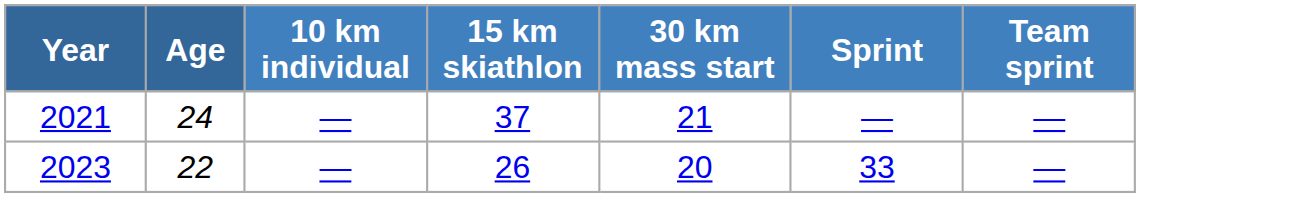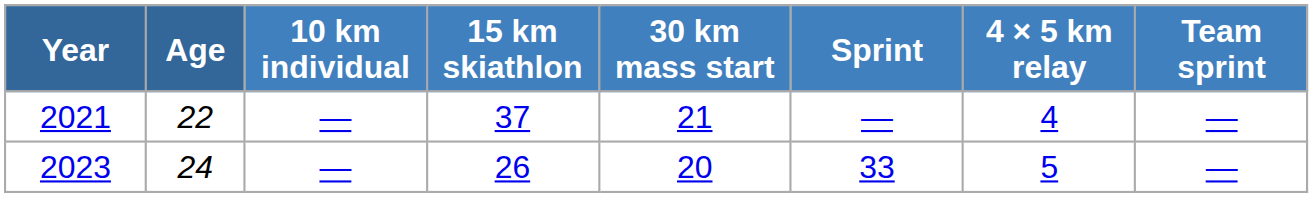+ column: (1049, 48)
(195, 117) 24 -> (195, 117) 22
(195, 167) 22 -> (195, 167) 24
